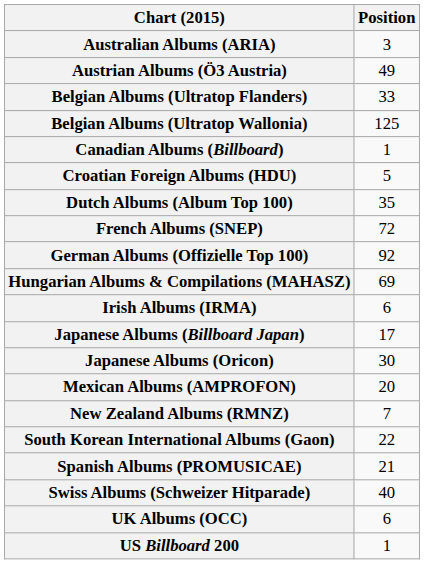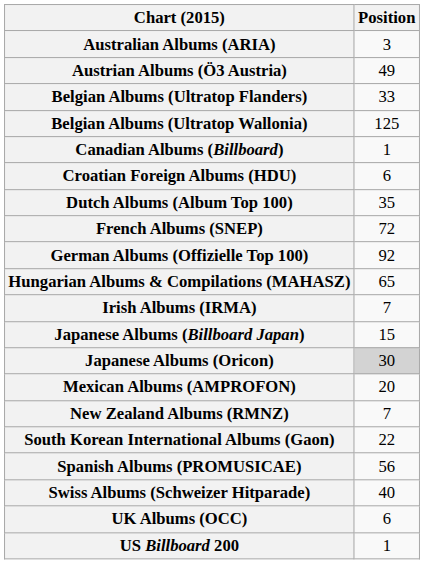(387, 176) 5 -> (387, 176) 6
(387, 281) 69 -> (387, 281) 65
(387, 307) 6 -> (387, 307) 7
(387, 334) 17 -> (387, 334) 15
(387, 360) no background -> (387, 360) lightgrey background
(387, 466) 21 -> (387, 466) 56
